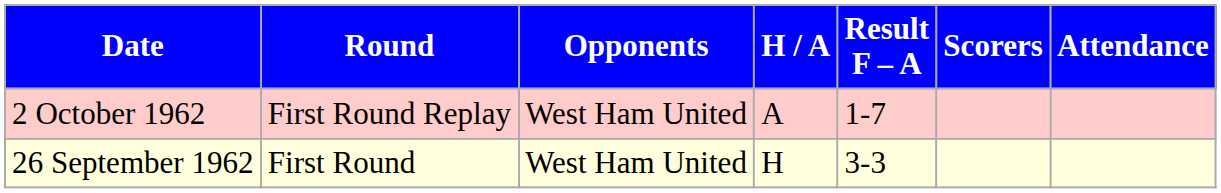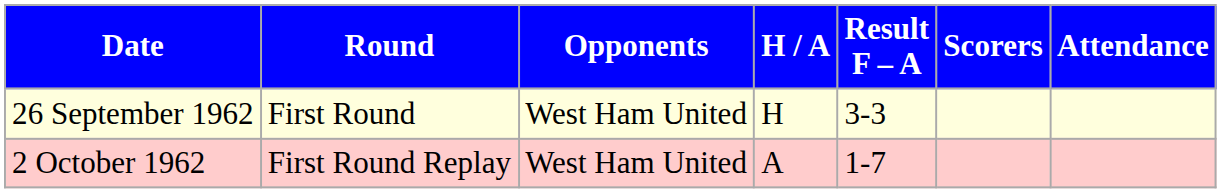rows swapped: (133, 162) <-> (109, 113)
